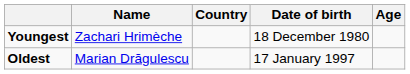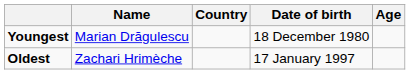(128, 36) Zachari Hrimèche -> (132, 36) Marian Drăgulescu
(132, 58) Marian Drăgulescu -> (128, 58) Zachari Hrimèche
